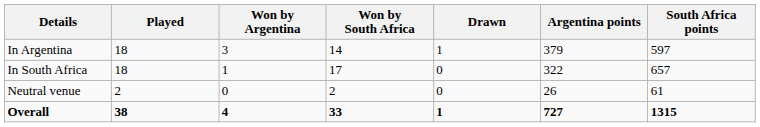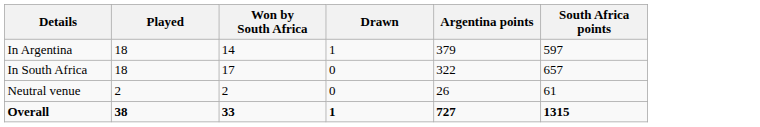- column: (272, 22)
